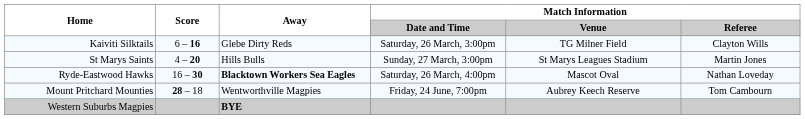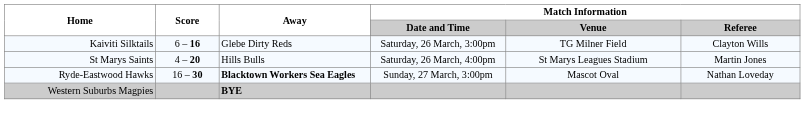(438, 59) Sunday, 27 March, 3:00pm -> (438, 59) Saturday, 26 March, 4:00pm
(438, 75) Saturday, 26 March, 4:00pm -> (438, 75) Sunday, 27 March, 3:00pm
- row: (100, 91)
